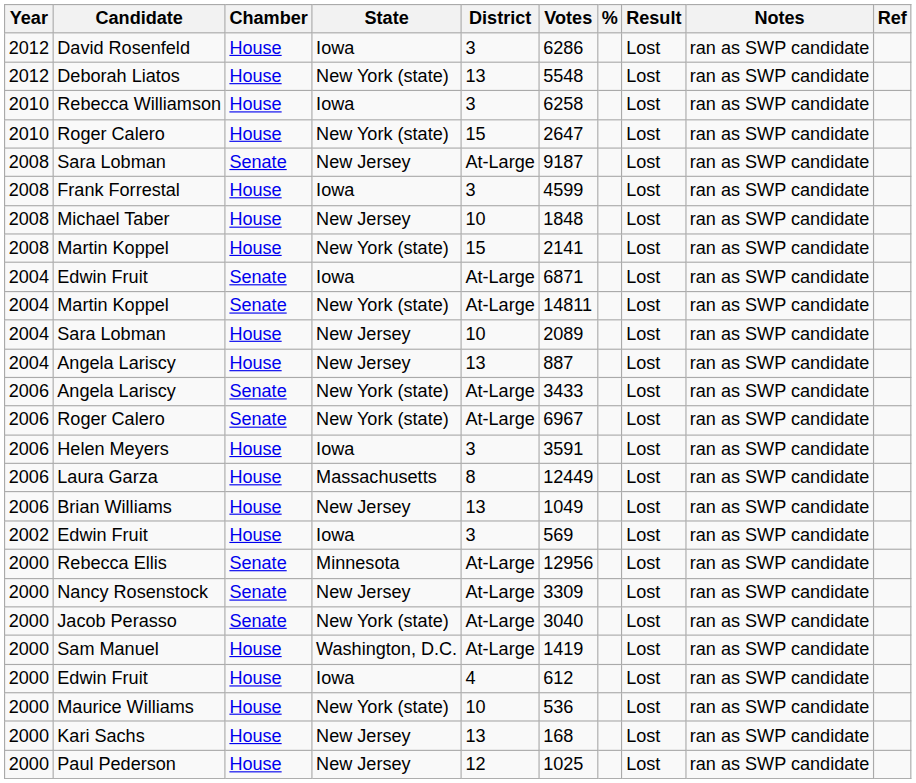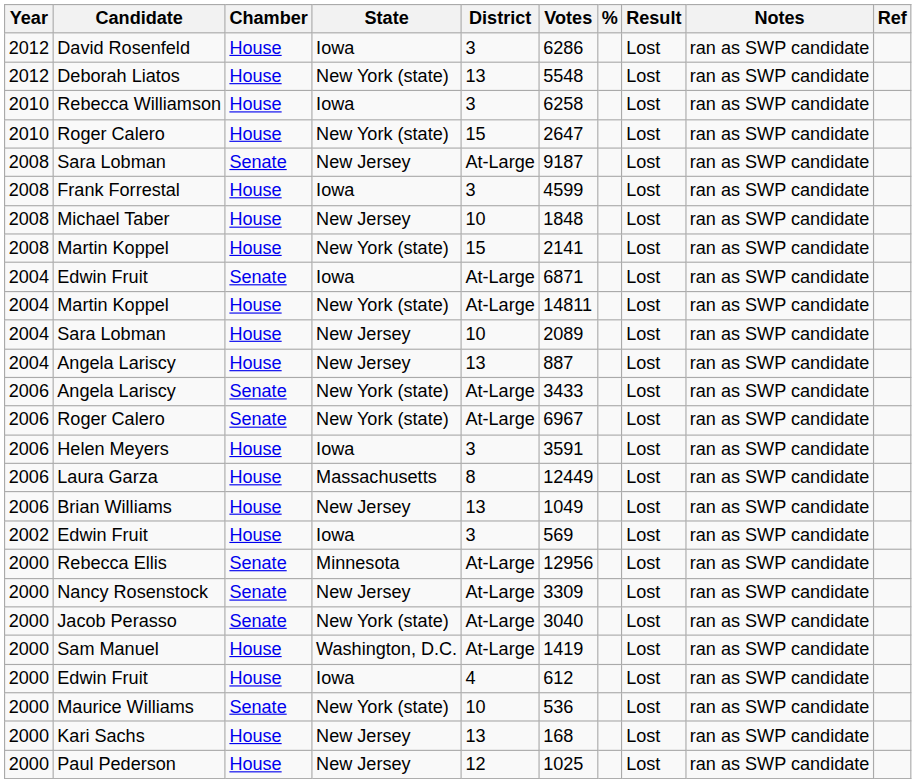(258, 305) Senate -> (256, 305) House
(256, 707) House -> (258, 707) Senate
